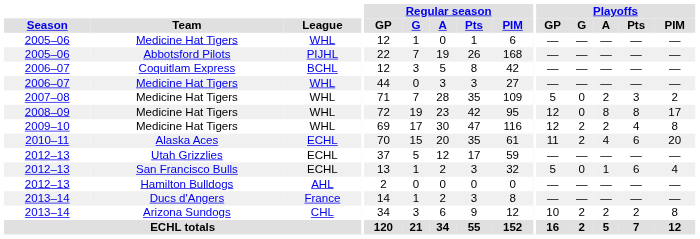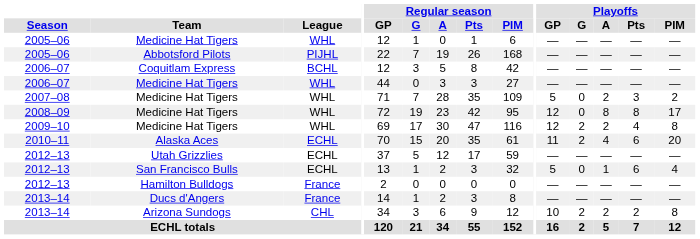(322, 184) AHL -> (322, 184) France
